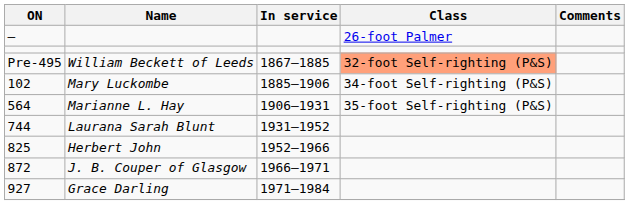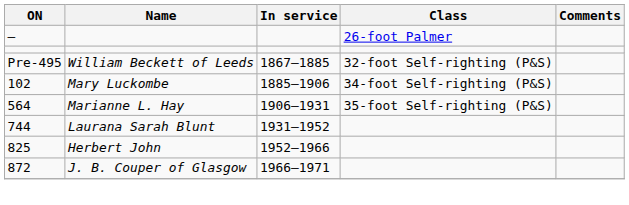(448, 63) lightsalmon background -> (448, 63) no background
- row: (19, 189)
